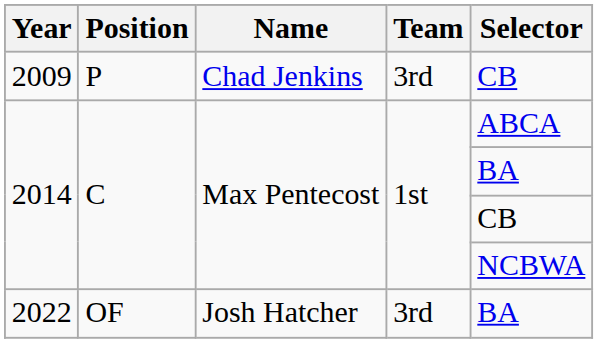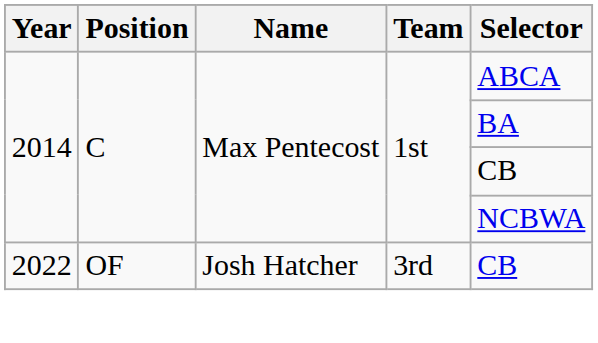- row: (42, 75)
(498, 312) BA -> (497, 265) CB
